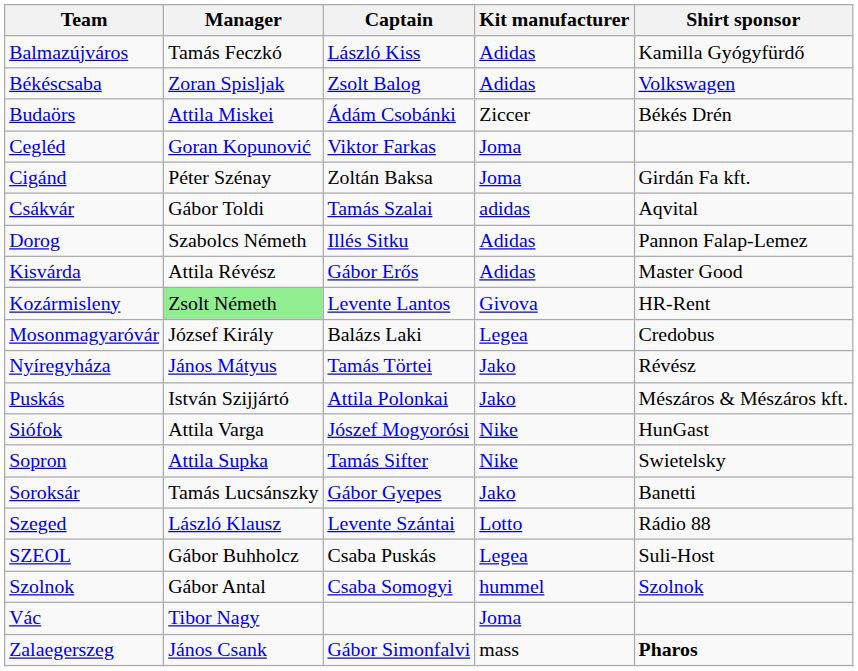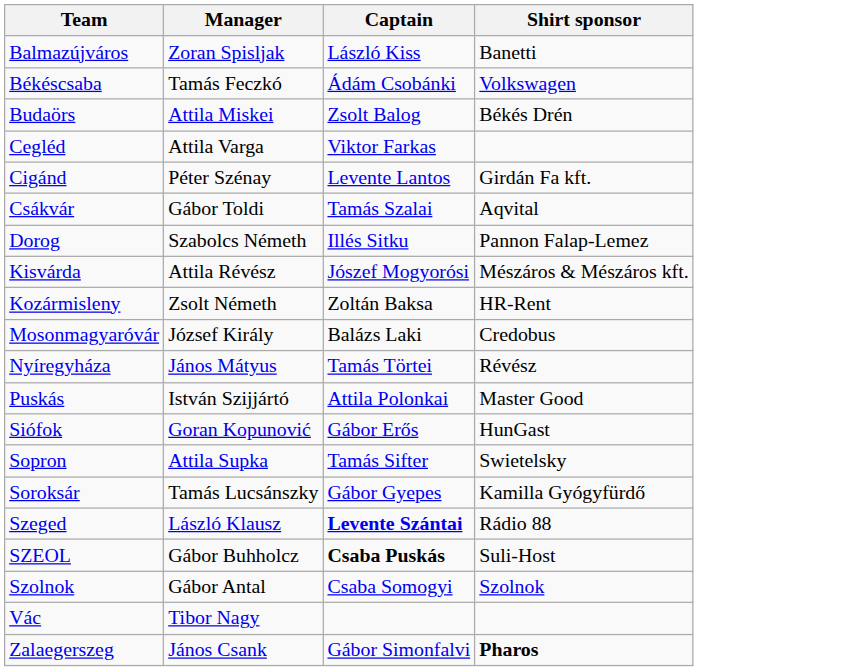- column: (554, 20)
(225, 51) Tamás Feczkó -> (226, 51) Zoran Spisljak
(721, 51) Kamilla Gyógyfürdő -> (508, 51) Banetti
(226, 83) Zoran Spisljak -> (225, 83) Tamás Feczkó
(374, 83) Zsolt Balog -> (392, 83) Ádám Csobánki
(392, 114) Ádám Csobánki -> (374, 114) Zsolt Balog
(240, 146) Goran Kopunović -> (216, 146) Attila Varga
(380, 177) Zoltán Baksa -> (389, 177) Levente Lantos
(373, 271) Gábor Erős -> (398, 271) Jószef Mogyorósi
(691, 271) Master Good -> (584, 271) Mészáros & Mészáros kft.
(222, 303) lightgreen background -> (222, 303) no background
(389, 303) Levente Lantos -> (380, 303) Zoltán Baksa
(743, 397) Mészáros & Mészáros kft. -> (531, 397) Master Good
(216, 429) Attila Varga -> (240, 429) Goran Kopunović
(398, 429) Jószef Mogyorósi -> (373, 429) Gábor Erős
(667, 492) Banetti -> (562, 492) Kamilla Gyógyfürdő
(391, 523) normal -> (395, 523) bold
(382, 555) normal -> (386, 555) bold
